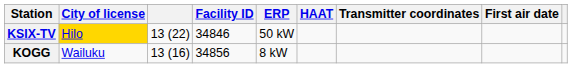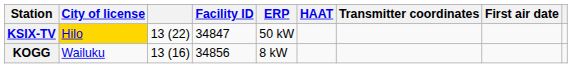(213, 33) 34846 -> (213, 33) 34847
